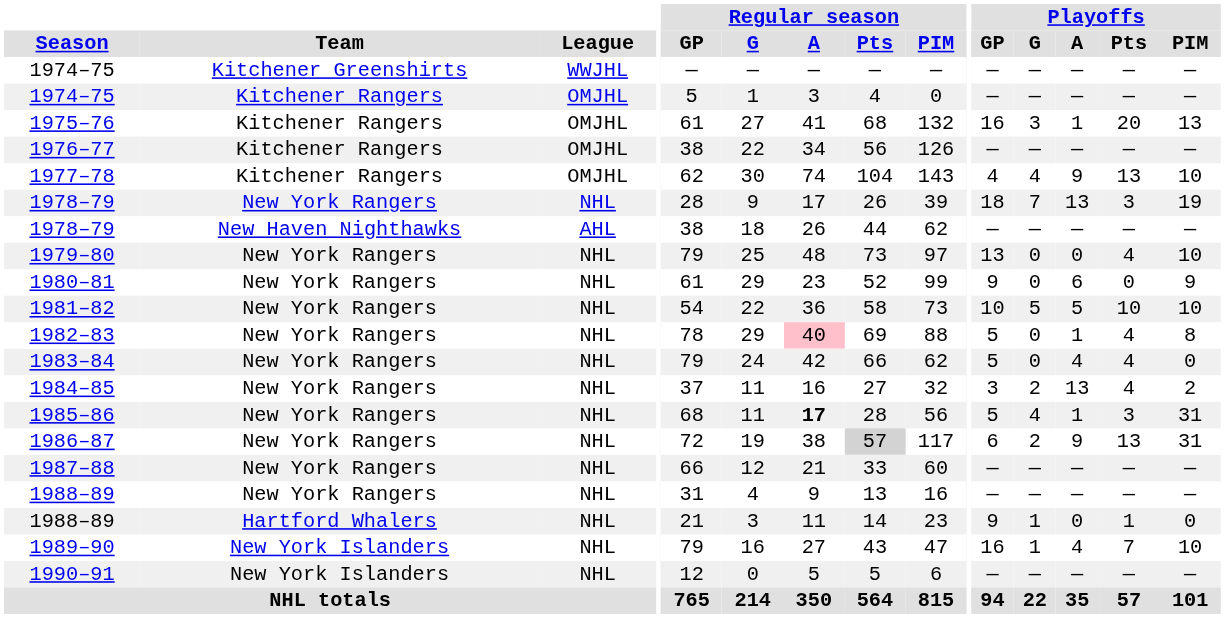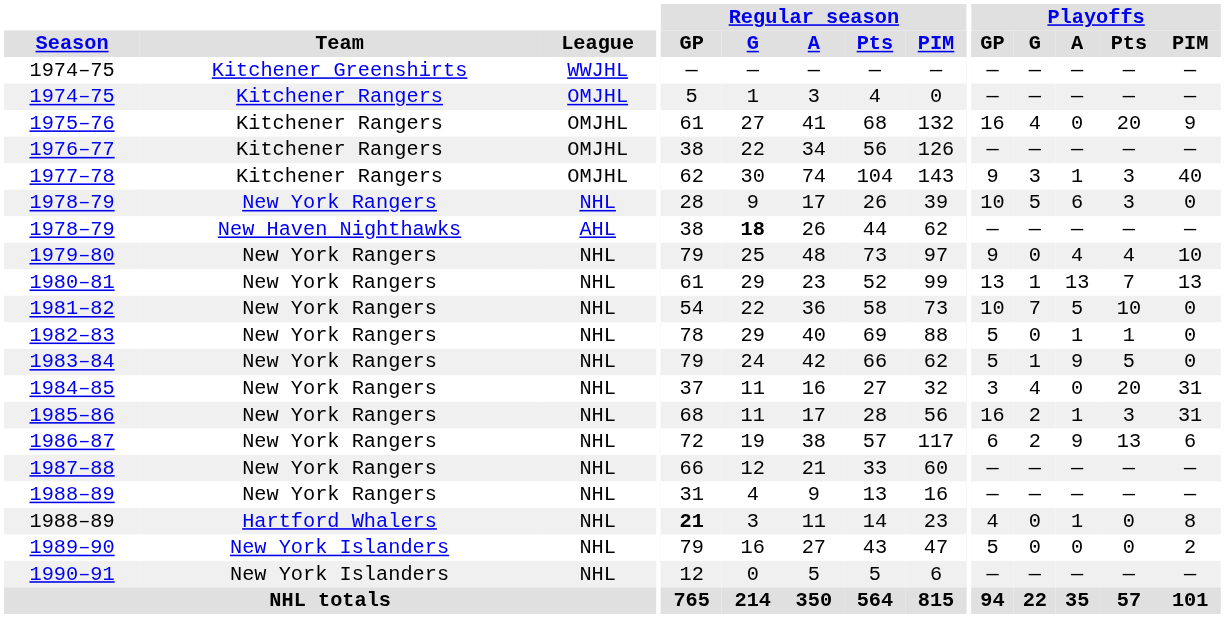(1035, 123) 3 -> (1035, 123) 4
(1077, 123) 1 -> (1077, 123) 0
(1190, 123) 13 -> (1190, 123) 9
(993, 176) 4 -> (993, 176) 9
(1035, 176) 4 -> (1035, 176) 3
(1077, 176) 9 -> (1077, 176) 1
(1129, 176) 13 -> (1129, 176) 3
(1190, 176) 10 -> (1190, 176) 40
(993, 203) 18 -> (993, 203) 10
(1035, 203) 7 -> (1035, 203) 5
(1077, 203) 13 -> (1077, 203) 6
(1190, 203) 19 -> (1190, 203) 0
(753, 229) normal -> (753, 229) bold
(993, 256) 13 -> (993, 256) 9
(1077, 256) 0 -> (1077, 256) 4
(993, 282) 9 -> (993, 282) 13
(1035, 282) 0 -> (1035, 282) 1
(1077, 282) 6 -> (1077, 282) 13
(1129, 282) 0 -> (1129, 282) 7
(1190, 282) 9 -> (1190, 282) 13
(1035, 309) 5 -> (1035, 309) 7
(1190, 309) 10 -> (1190, 309) 0
(814, 335) pink background -> (814, 335) no background
(1129, 335) 4 -> (1129, 335) 1
(1190, 335) 8 -> (1190, 335) 0
(1035, 362) 0 -> (1035, 362) 1
(1077, 362) 4 -> (1077, 362) 9
(1129, 362) 4 -> (1129, 362) 5
(1035, 389) 2 -> (1035, 389) 4
(1077, 389) 13 -> (1077, 389) 0
(1129, 389) 4 -> (1129, 389) 20
(1190, 389) 2 -> (1190, 389) 31
(814, 415) bold -> (814, 415) normal
(993, 415) 5 -> (993, 415) 16
(1035, 415) 4 -> (1035, 415) 2
(875, 442) lightgrey background -> (875, 442) no background
(1190, 442) 31 -> (1190, 442) 6
(692, 521) normal -> (692, 521) bold
(993, 521) 9 -> (993, 521) 4
(1035, 521) 1 -> (1035, 521) 0
(1077, 521) 0 -> (1077, 521) 1
(1129, 521) 1 -> (1129, 521) 0
(1190, 521) 0 -> (1190, 521) 8
(993, 548) 16 -> (993, 548) 5
(1035, 548) 1 -> (1035, 548) 0
(1077, 548) 4 -> (1077, 548) 0
(1129, 548) 7 -> (1129, 548) 0
(1190, 548) 10 -> (1190, 548) 2
